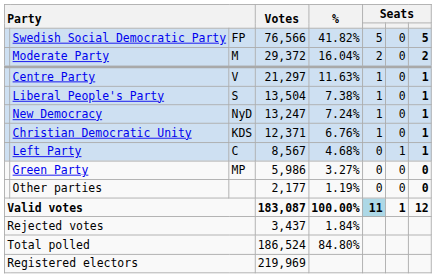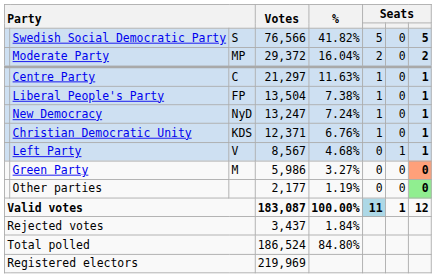(238, 38) FP -> (235, 38) S
(235, 56) M -> (238, 56) MP
(235, 77) V -> (235, 77) C
(235, 96) S -> (238, 96) FP
(235, 151) C -> (235, 151) V
(238, 170) MP -> (235, 170) M
(425, 170) no background -> (425, 170) lightsalmon background
(425, 189) no background -> (425, 189) lightgreen background
